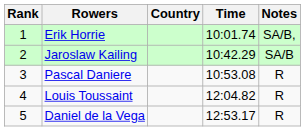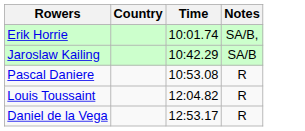- column: (23, 14)
